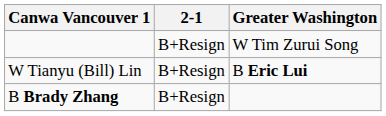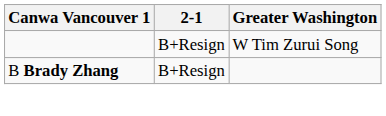- row: (75, 70)
